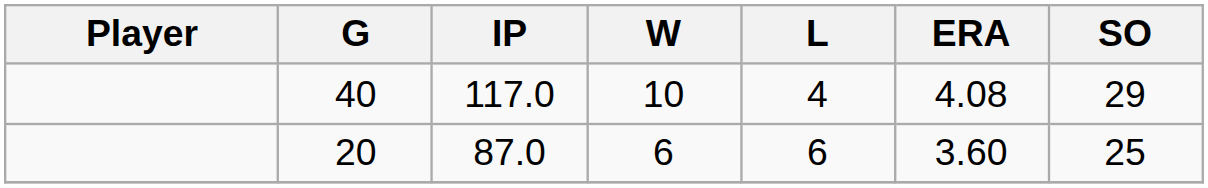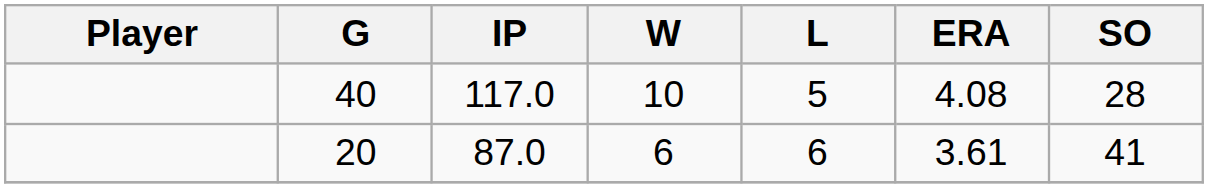(817, 93) 4 -> (817, 93) 5
(1125, 93) 29 -> (1125, 93) 28
(971, 152) 3.60 -> (971, 152) 3.61
(1125, 152) 25 -> (1125, 152) 41
